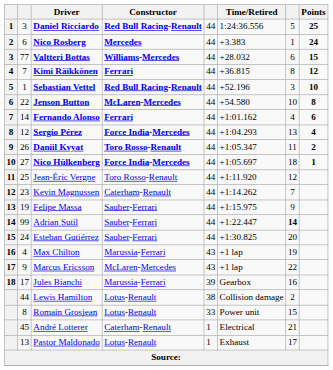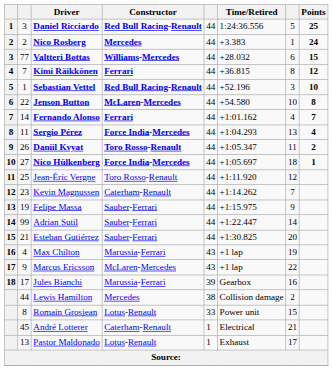(24, 41) 6 -> (24, 41) 2
(314, 116) 6 -> (314, 116) 7
(24, 131) 12 -> (24, 131) 11
(292, 222) bold -> (292, 222) normal
(24, 237) 24 -> (24, 237) 21
(130, 297) Lotus-Renault -> (122, 297) Mercedes
